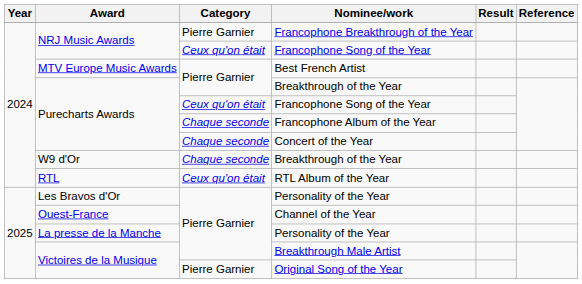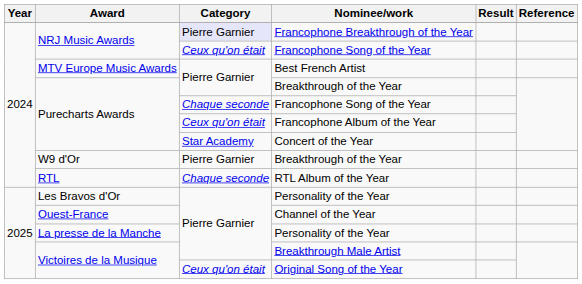(218, 31) no background -> (218, 31) lavender background
(223, 104) Ceux qu'on était -> (226, 104) Chaque seconde
(226, 123) Chaque seconde -> (223, 123) Ceux qu'on était
(226, 141) Chaque seconde -> (218, 141) Star Academy
(226, 159) Chaque seconde -> (218, 159) Pierre Garnier
(223, 178) Ceux qu'on était -> (226, 178) Chaque seconde
(218, 269) Pierre Garnier -> (223, 269) Ceux qu'on était
